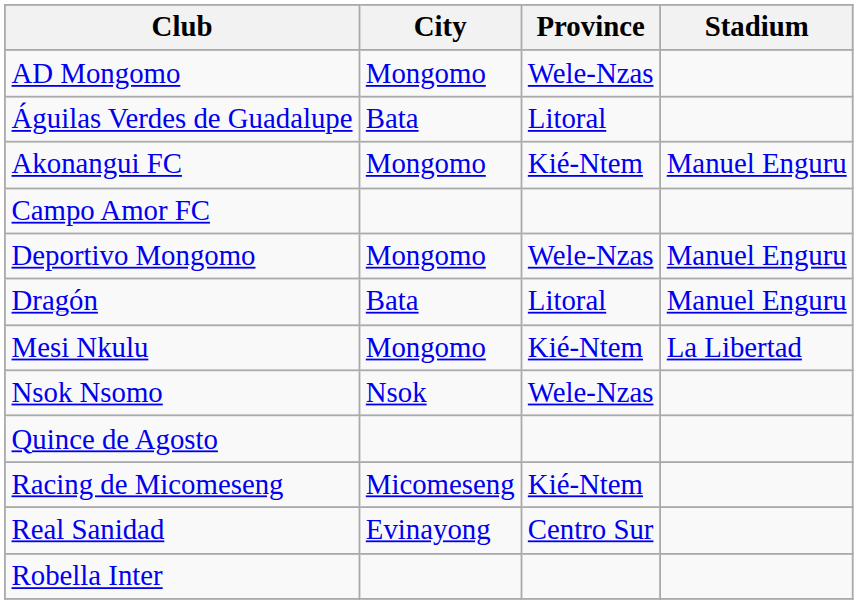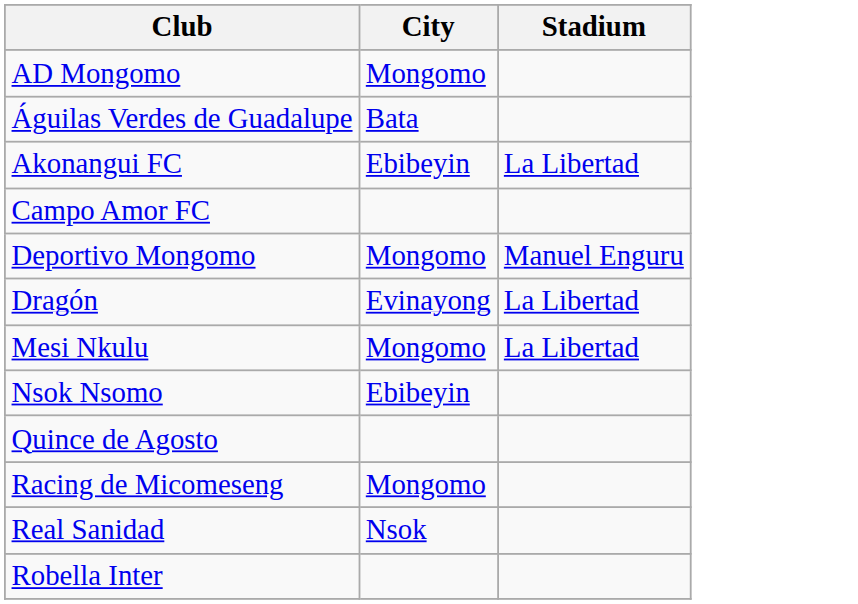- column: (591, 27)
(426, 164) Mongomo -> (418, 164) Ebibeyin
(757, 164) Manuel Enguru -> (571, 164) La Libertad
(392, 301) Bata -> (428, 301) Evinayong
(757, 301) Manuel Enguru -> (571, 301) La Libertad
(396, 392) Nsok -> (418, 392) Ebibeyin
(440, 484) Micomeseng -> (426, 484) Mongomo
(428, 529) Evinayong -> (396, 529) Nsok
